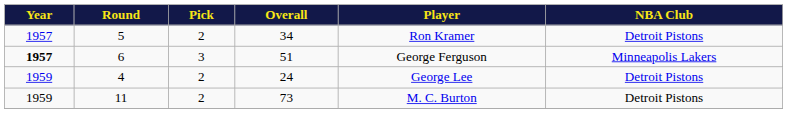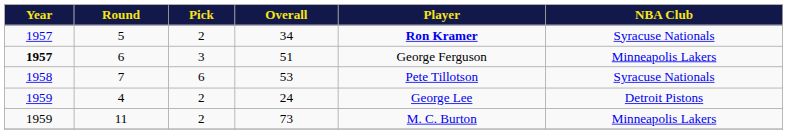(442, 35) normal -> (442, 35) bold
(664, 35) Detroit Pistons -> (664, 35) Syracuse Nationals
+ row: (286, 77)
(664, 98) Detroit Pistons -> (664, 118) Minneapolis Lakers
